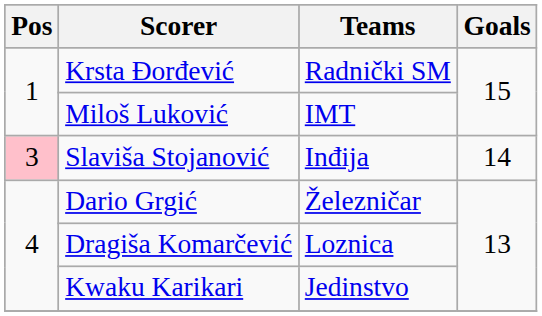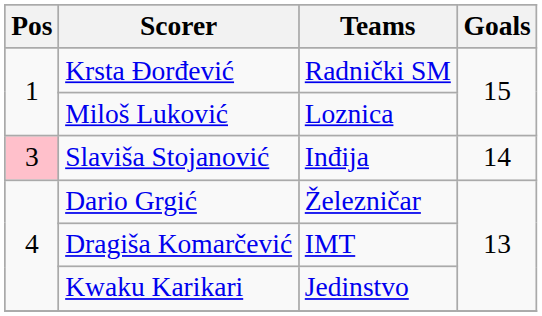(330, 113) IMT -> (349, 113) Loznica
(349, 244) Loznica -> (330, 244) IMT
